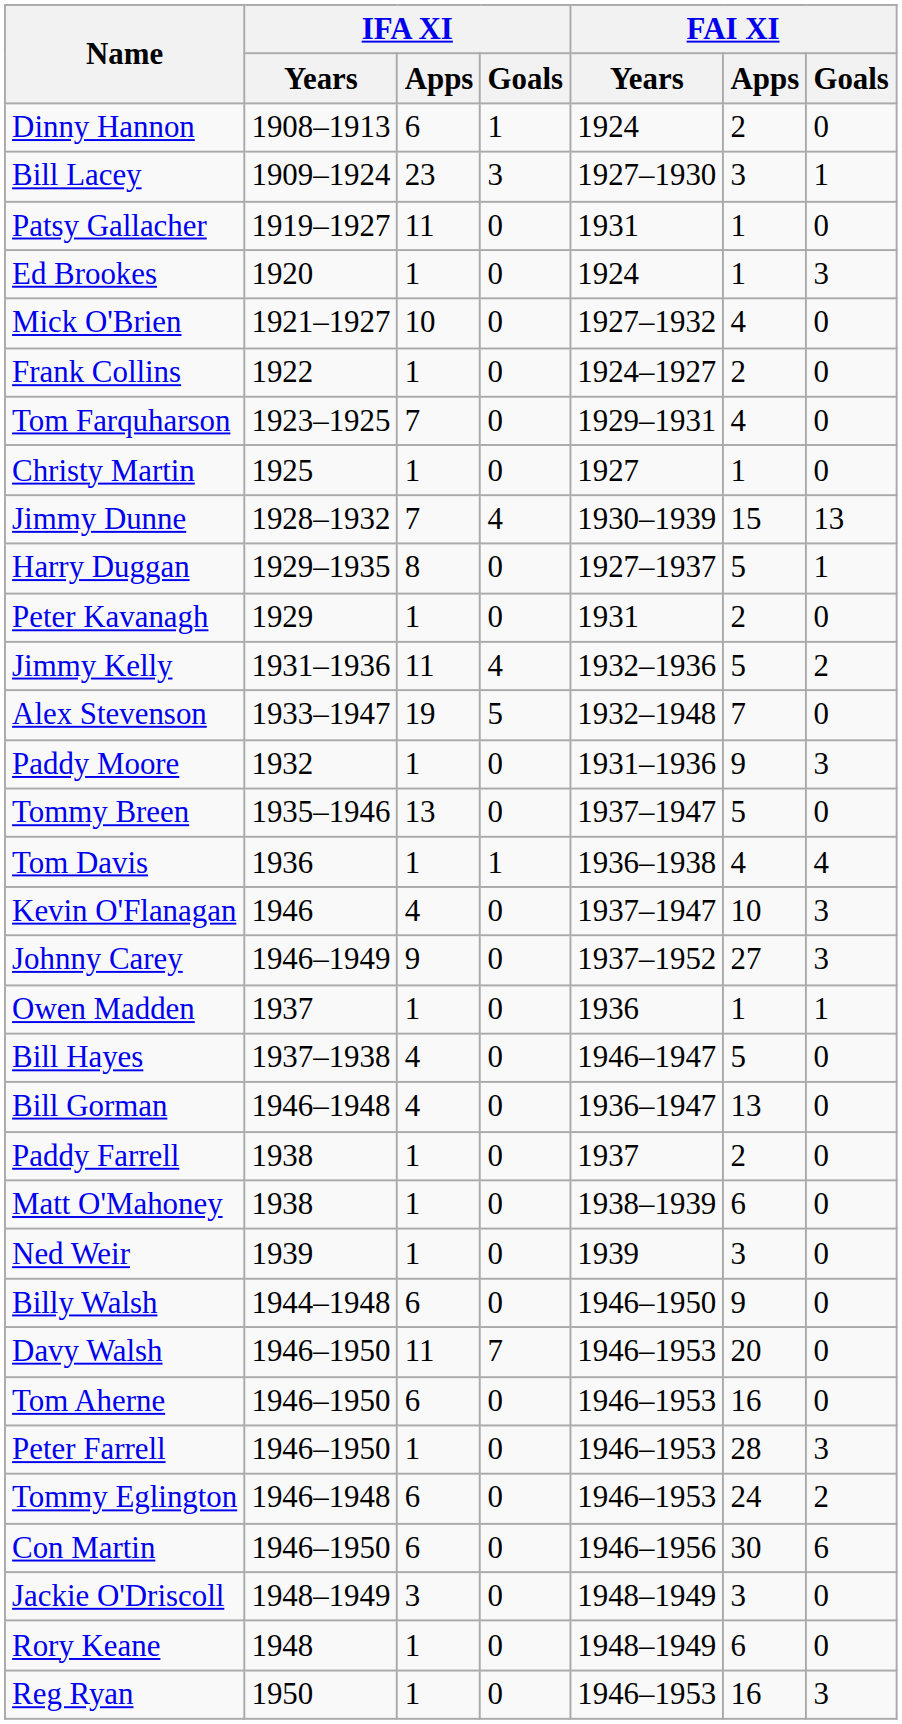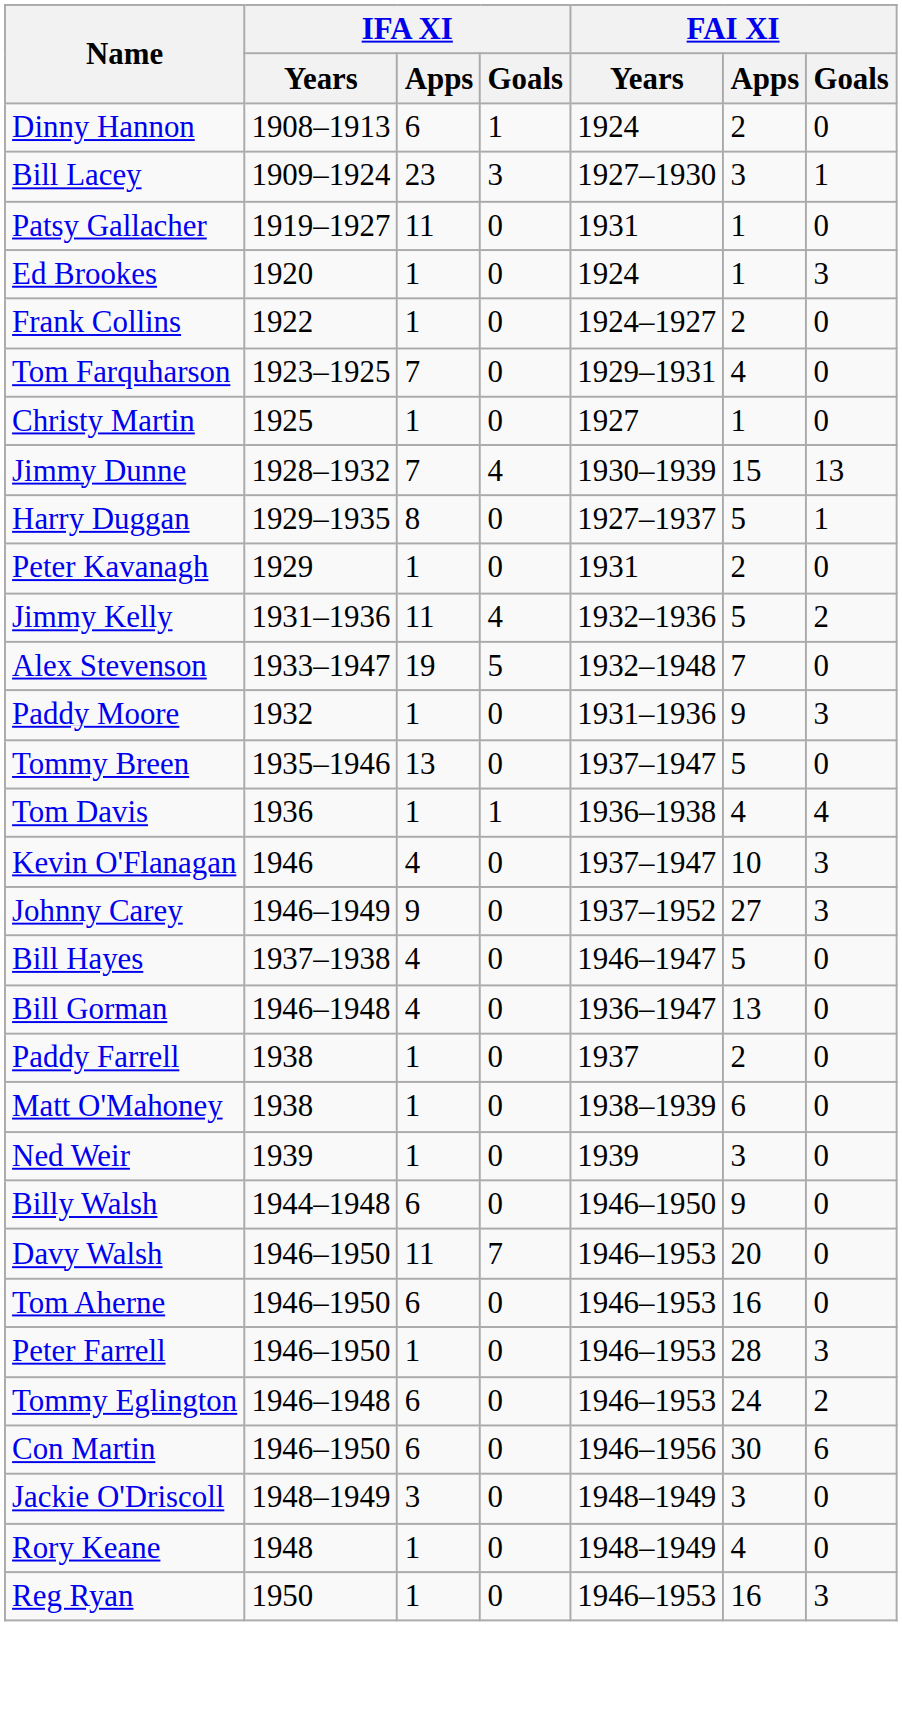- row: (97, 322)
- row: (103, 1008)
(738, 1645) 6 -> (738, 1547) 4
